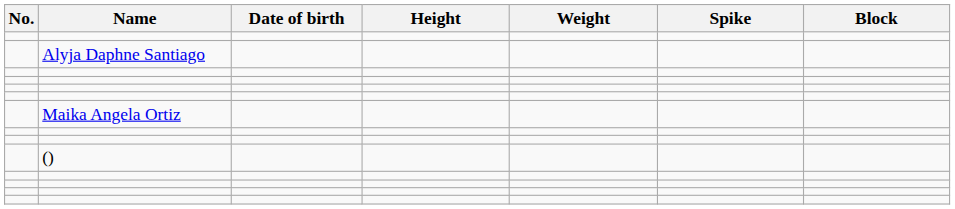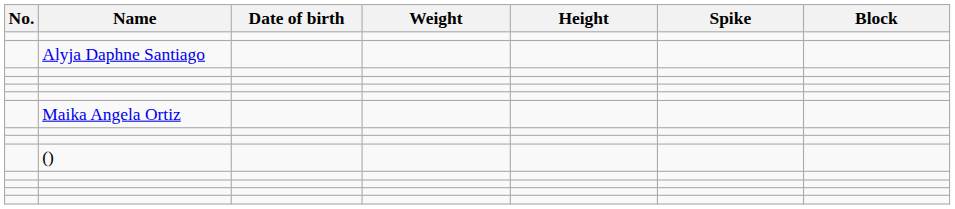columns swapped: (436, 18) <-> (583, 18)
